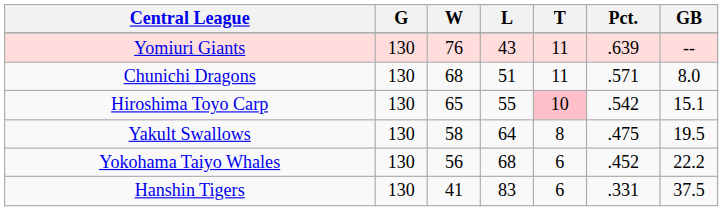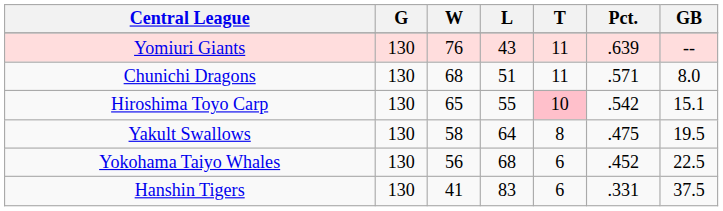(689, 162) 22.2 -> (689, 162) 22.5
